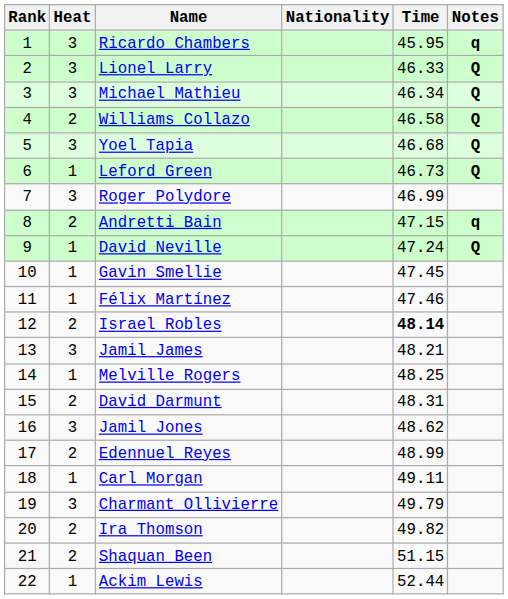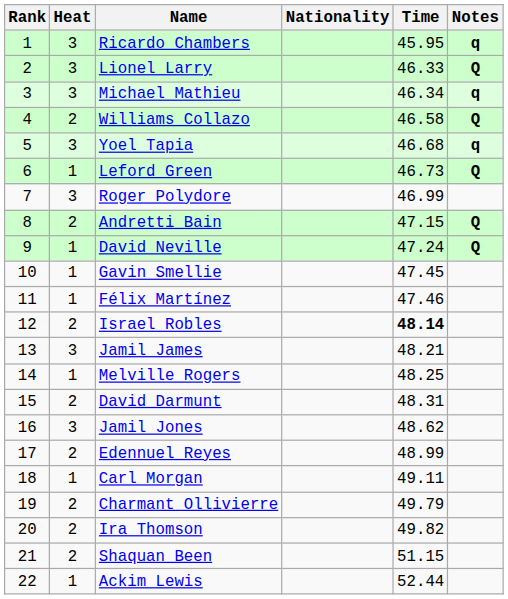(475, 94) Q -> (475, 94) q
(475, 146) Q -> (475, 146) q
(475, 223) q -> (475, 223) Q
(72, 505) 3 -> (72, 505) 2
